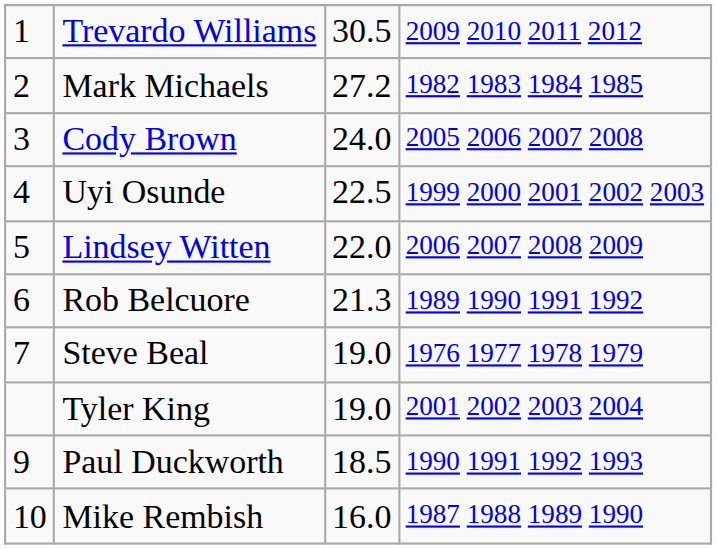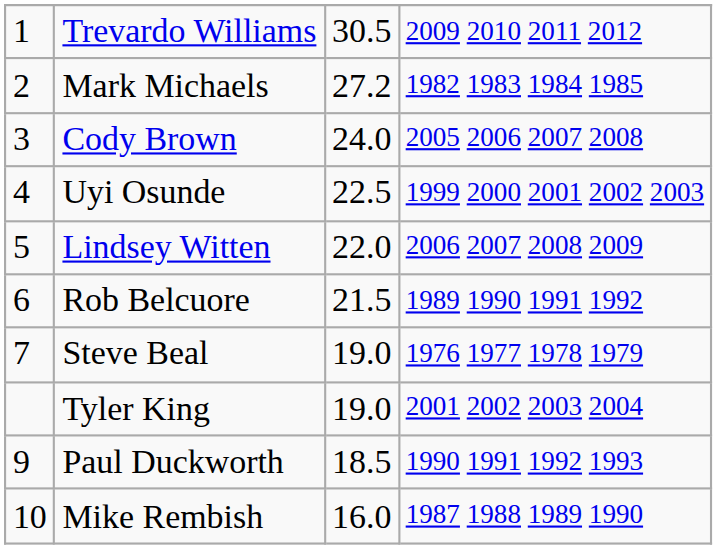(362, 300) 21.3 -> (362, 300) 21.5
